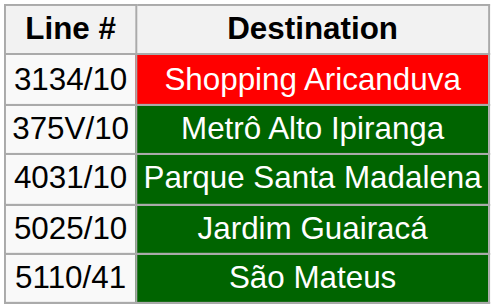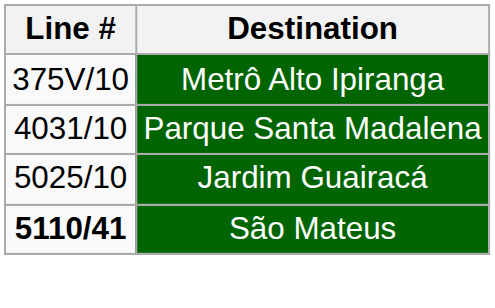- row: (313, 79)
(71, 278) normal -> (71, 228) bold
